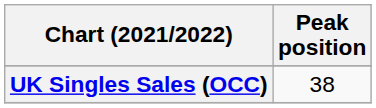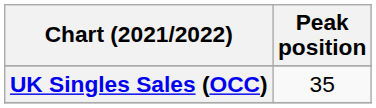(322, 84) 38 -> (322, 84) 35
